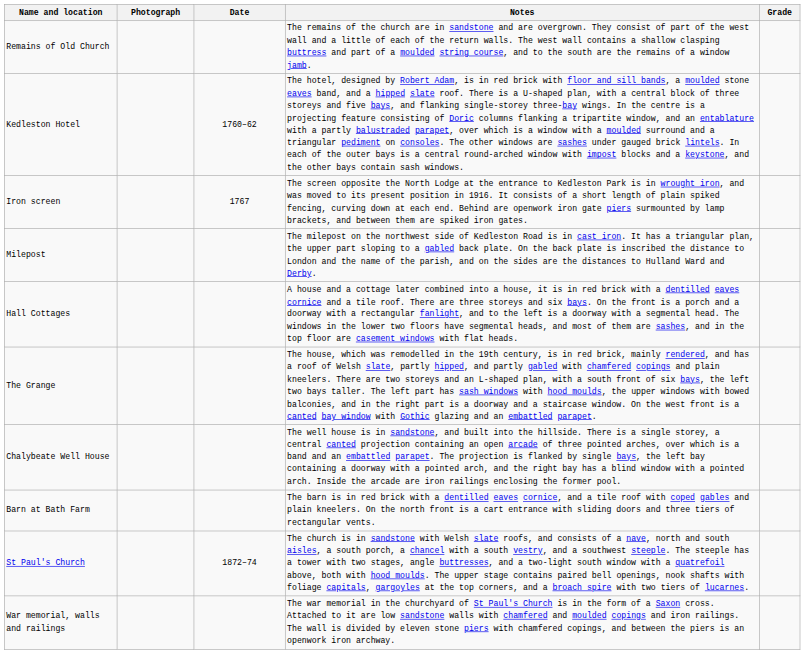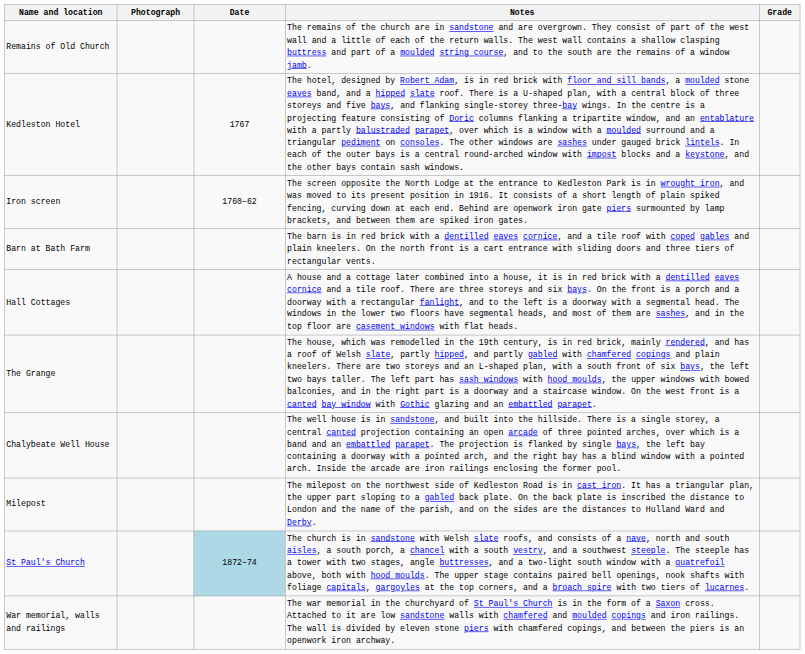(240, 124) 1760–62 -> (240, 124) 1767
(240, 202) 1767 -> (240, 202) 1760–62
rows swapped: (48, 510) <-> (26, 255)
(240, 563) no background -> (240, 563) lightblue background
